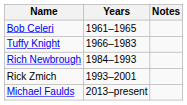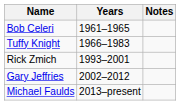- row: (44, 60)
+ row: (35, 76)
